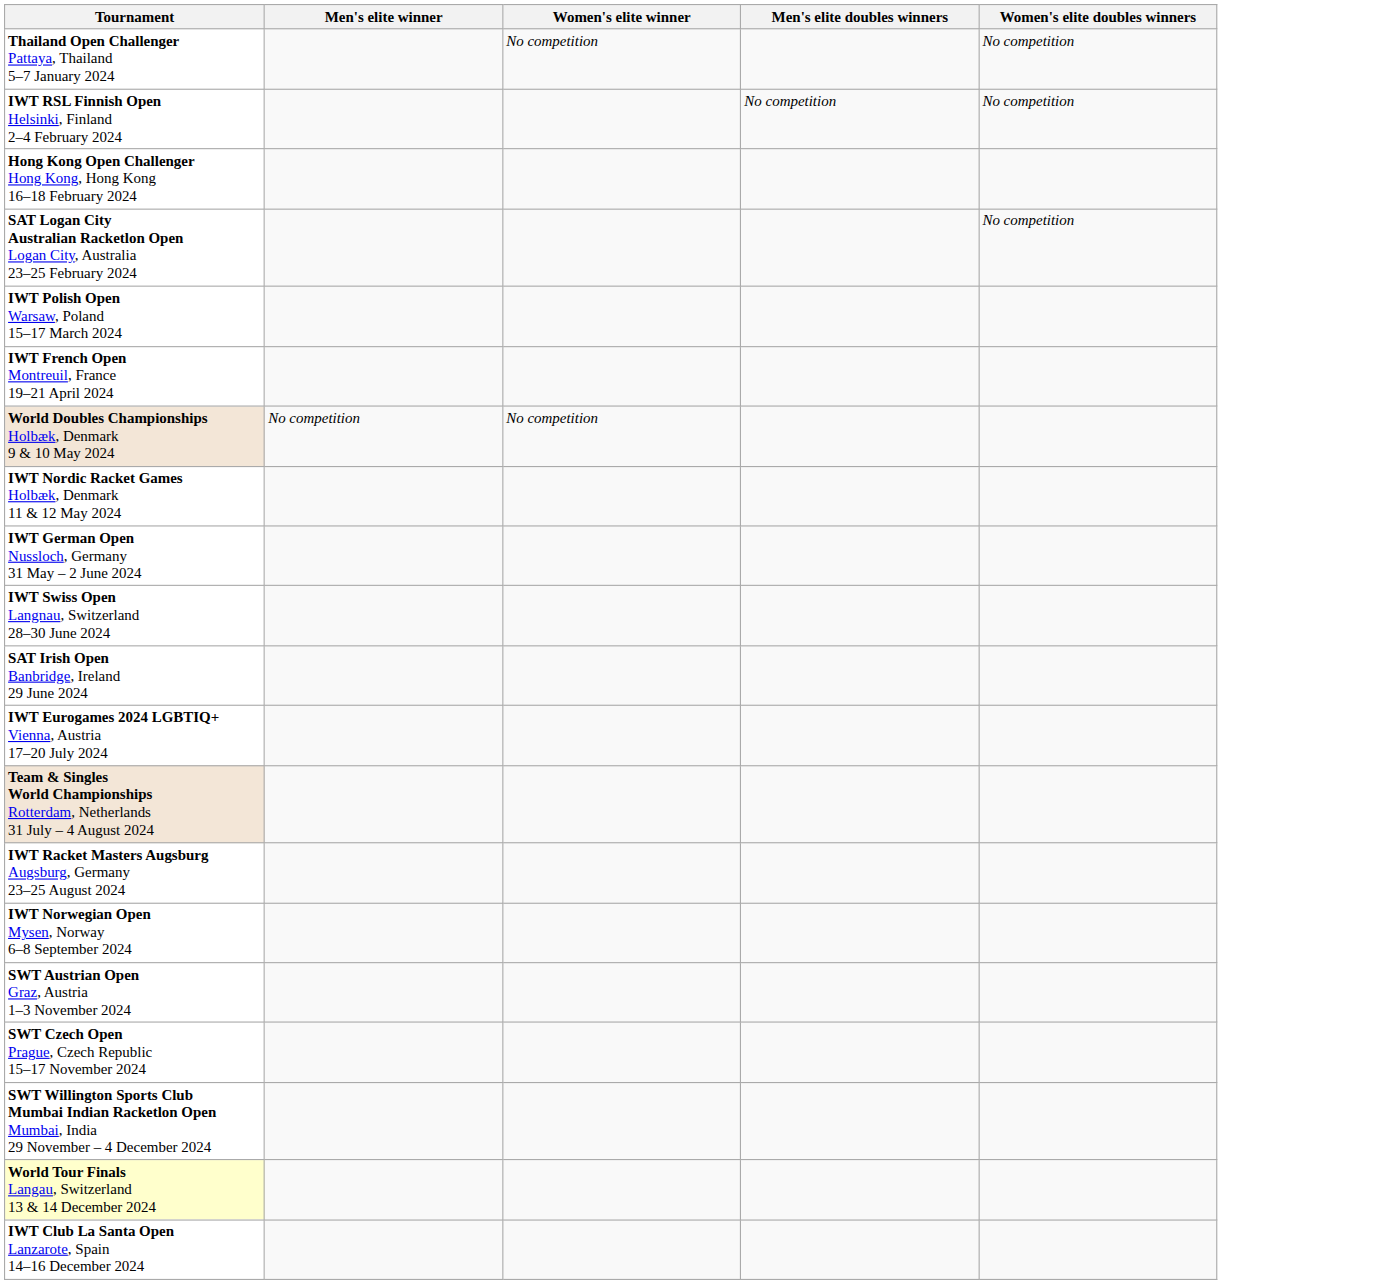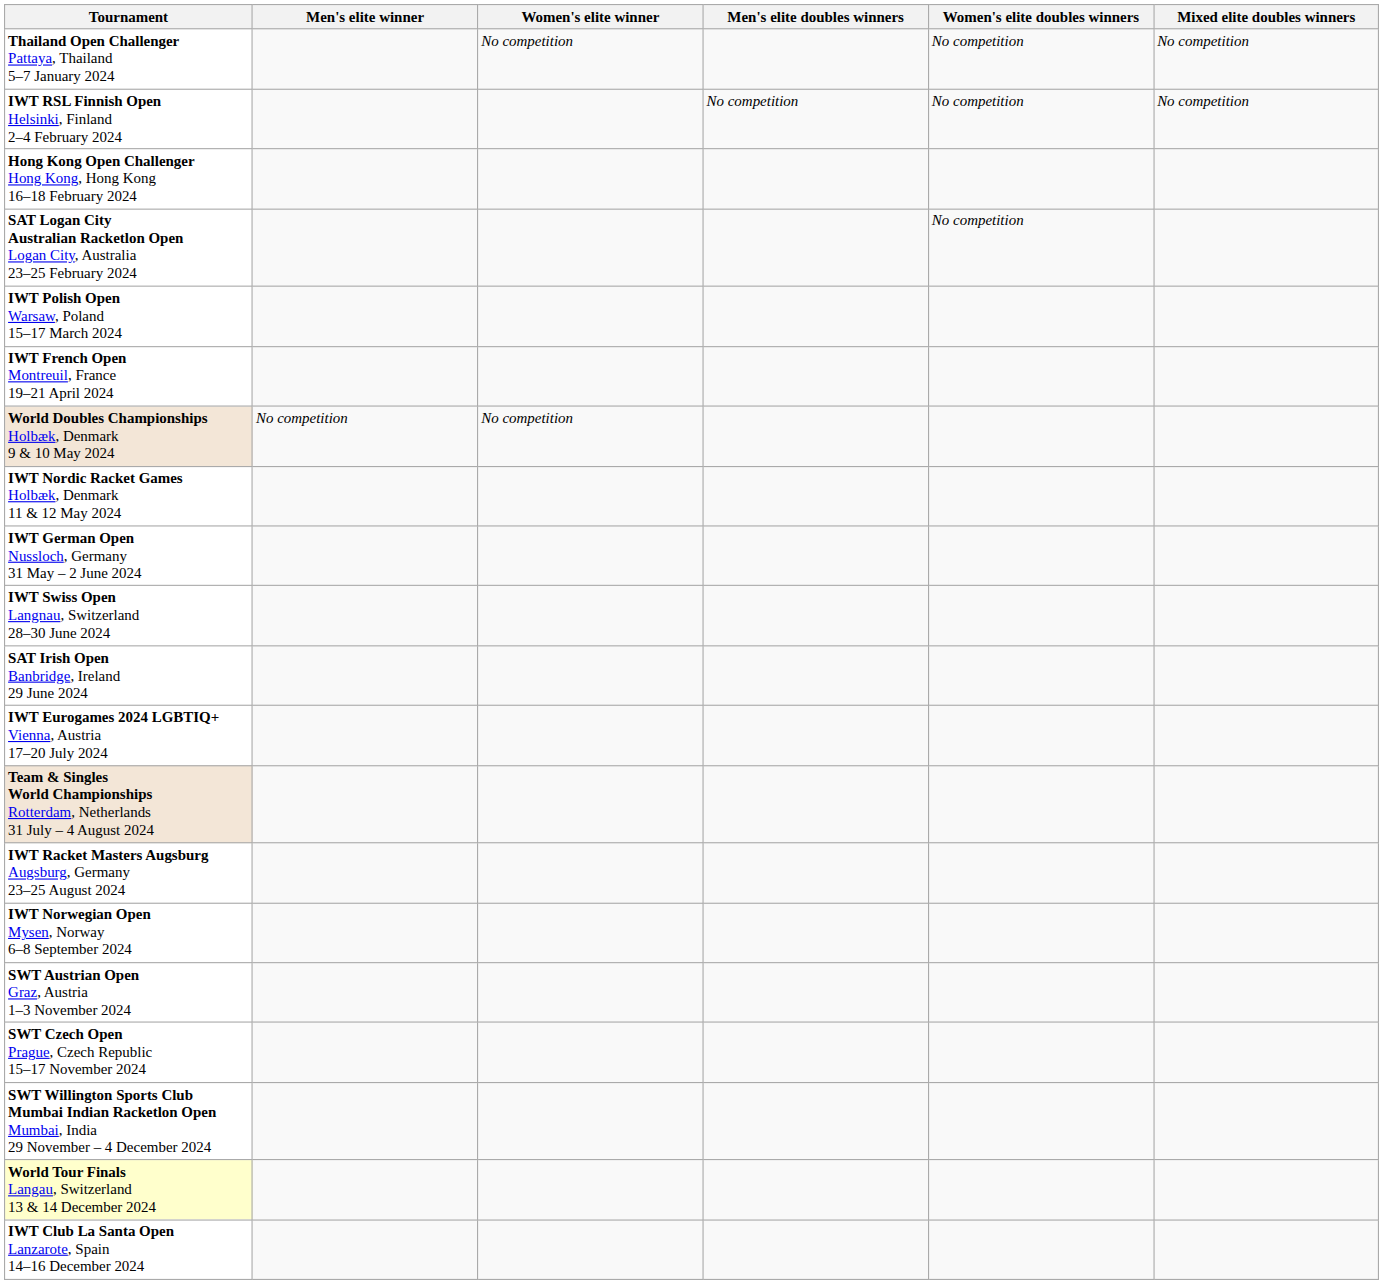+ column: (1266, 16)
